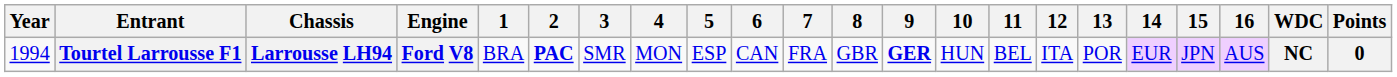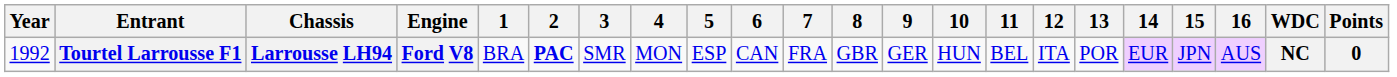(30, 53) 1994 -> (30, 53) 1992
(909, 53) bold -> (908, 53) normal
